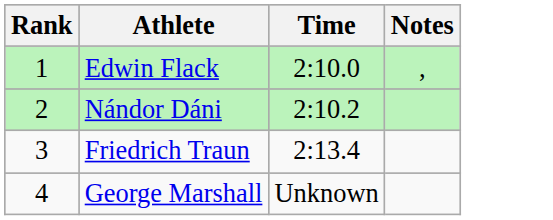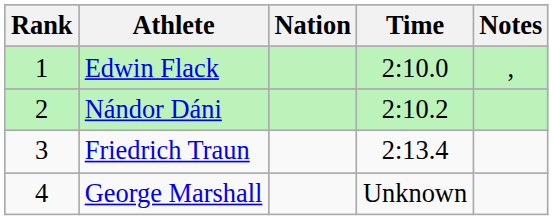+ column: (313, 25)
